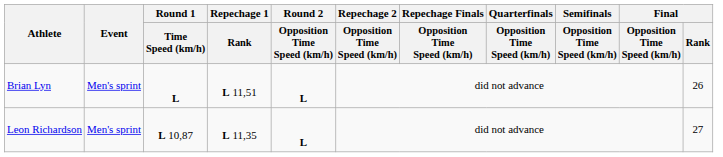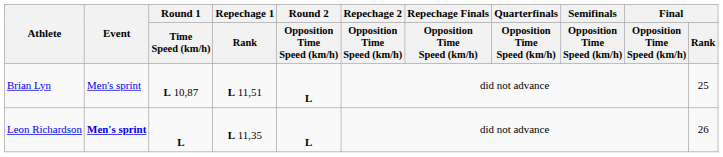(176, 99) L -> (181, 92) L 10,87
(698, 86) 26 -> (703, 86) 25
(114, 130) normal -> (117, 130) bold
(176, 136) L 10,87 -> (181, 143) L
(698, 130) 27 -> (703, 130) 26
